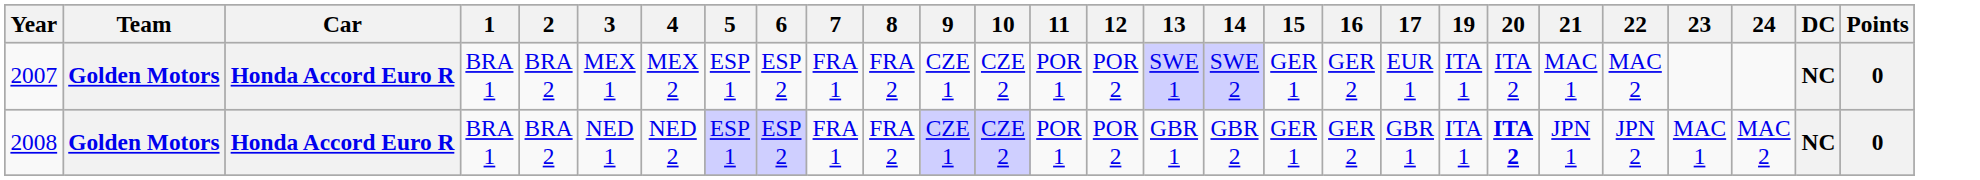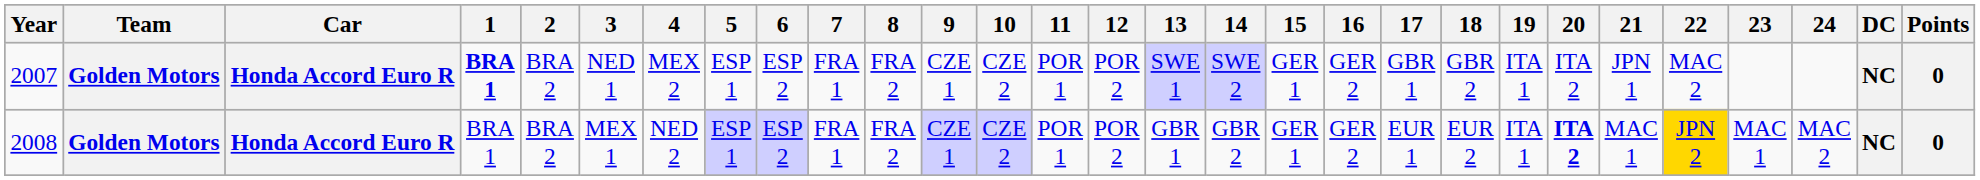+ column: (1470, 23)
(489, 75) normal -> (490, 75) bold
(610, 75) MEX 1 -> (611, 75) NED 1
(1410, 75) EUR 1 -> (1411, 75) GBR 1
(1571, 75) MAC 1 -> (1631, 75) JPN 1
(610, 141) NED 1 -> (611, 141) MEX 1
(1410, 141) GBR 1 -> (1411, 141) EUR 1
(1571, 141) JPN 1 -> (1631, 141) MAC 1
(1635, 141) no background -> (1696, 141) gold background
